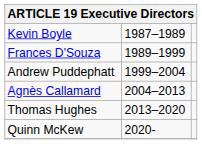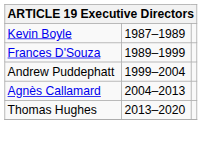- row: (45, 130)
